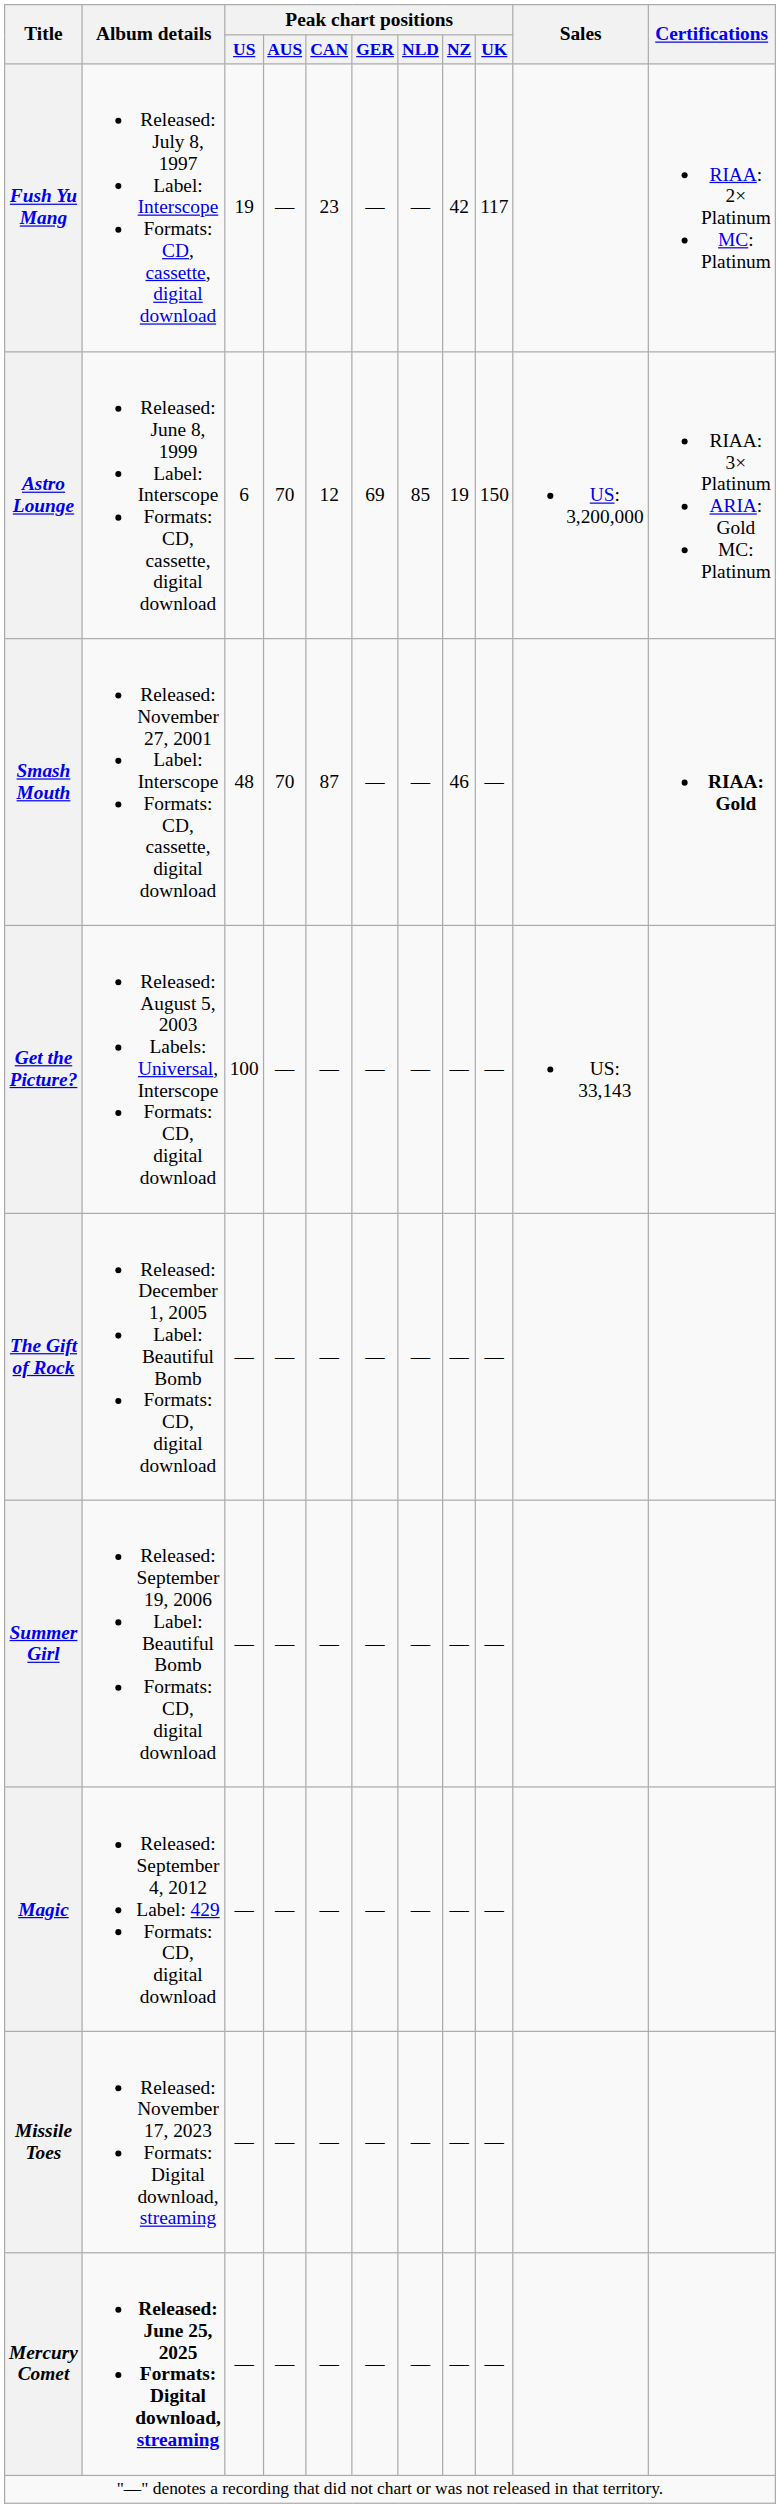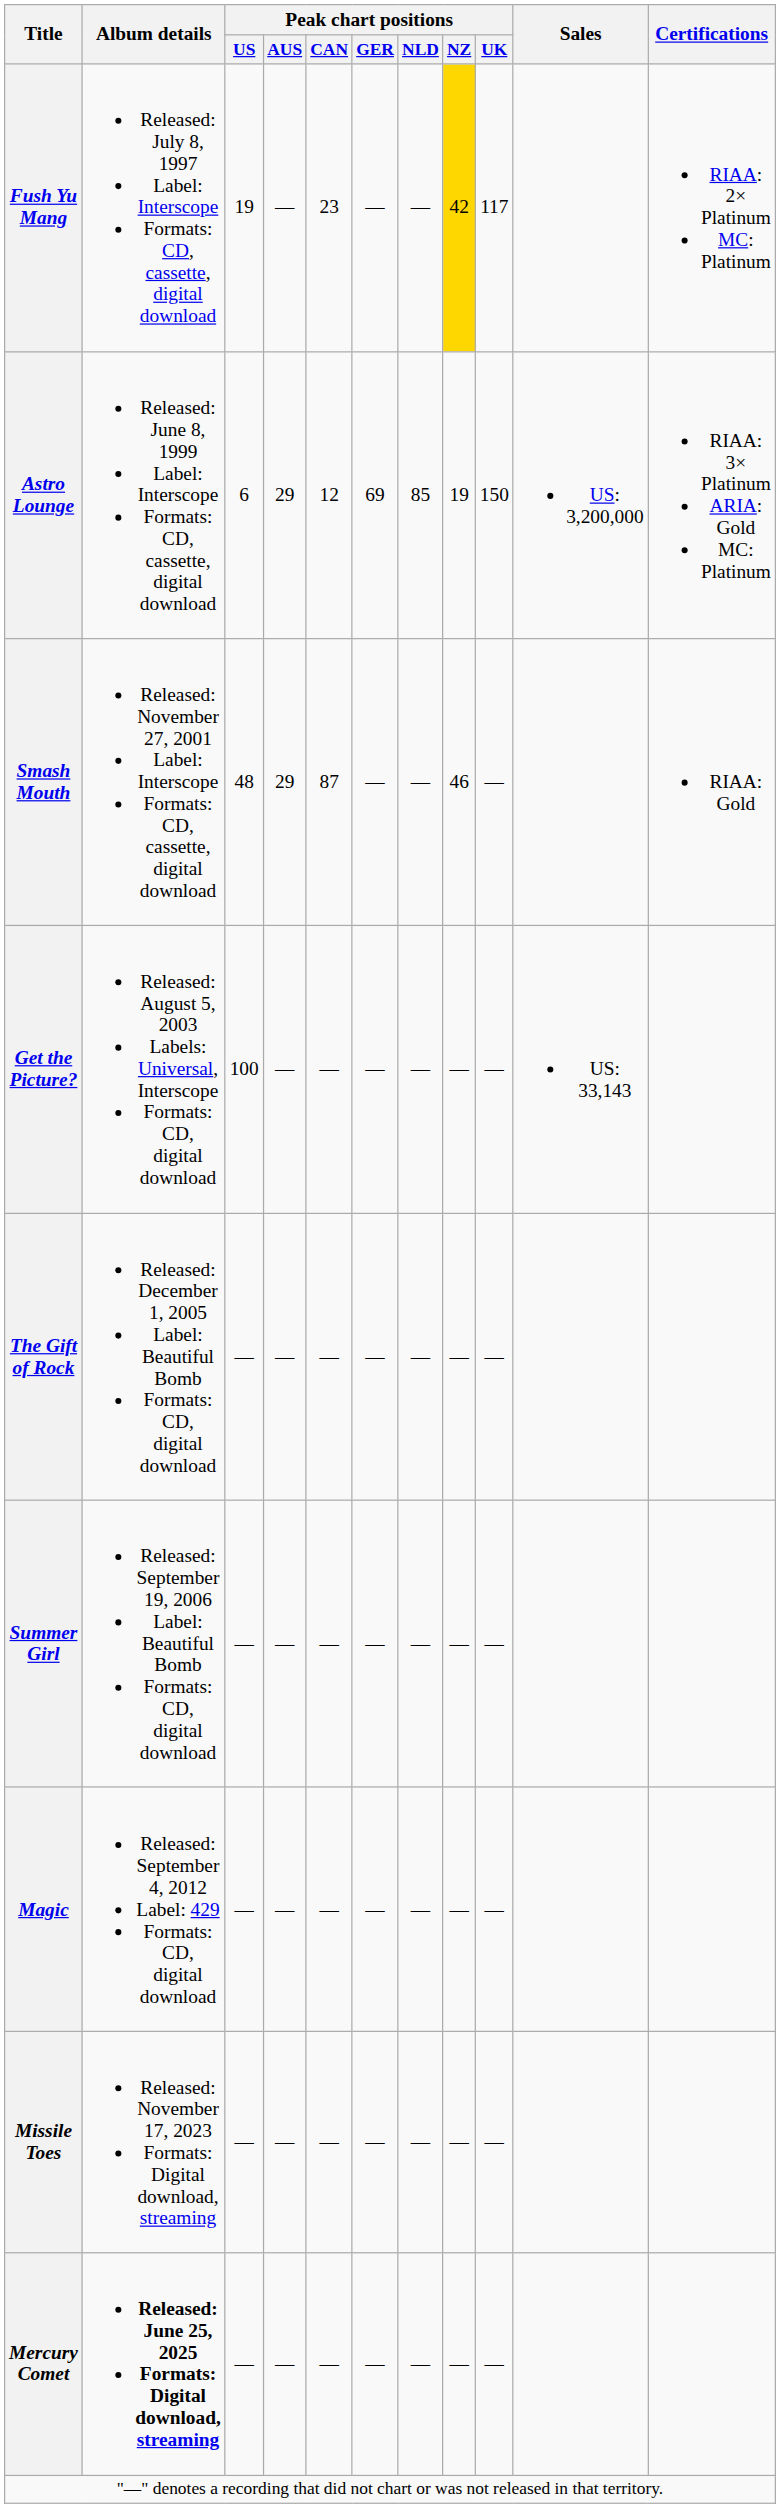(459, 207) no background -> (459, 207) gold background
(285, 494) 70 -> (285, 494) 29
(285, 782) 70 -> (285, 782) 29
(712, 793) bold -> (712, 793) normal
